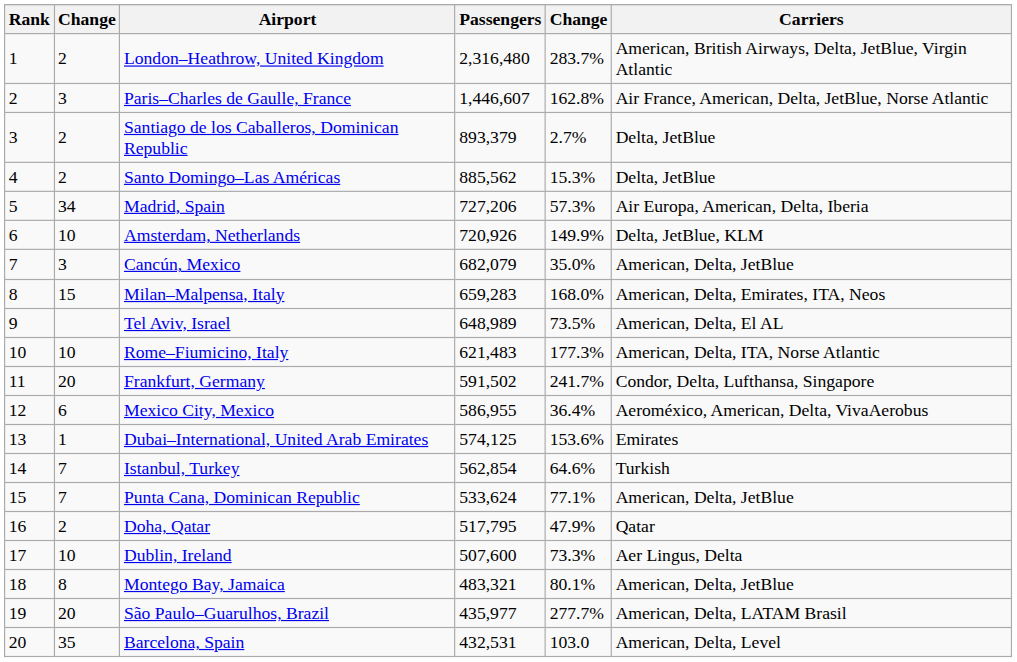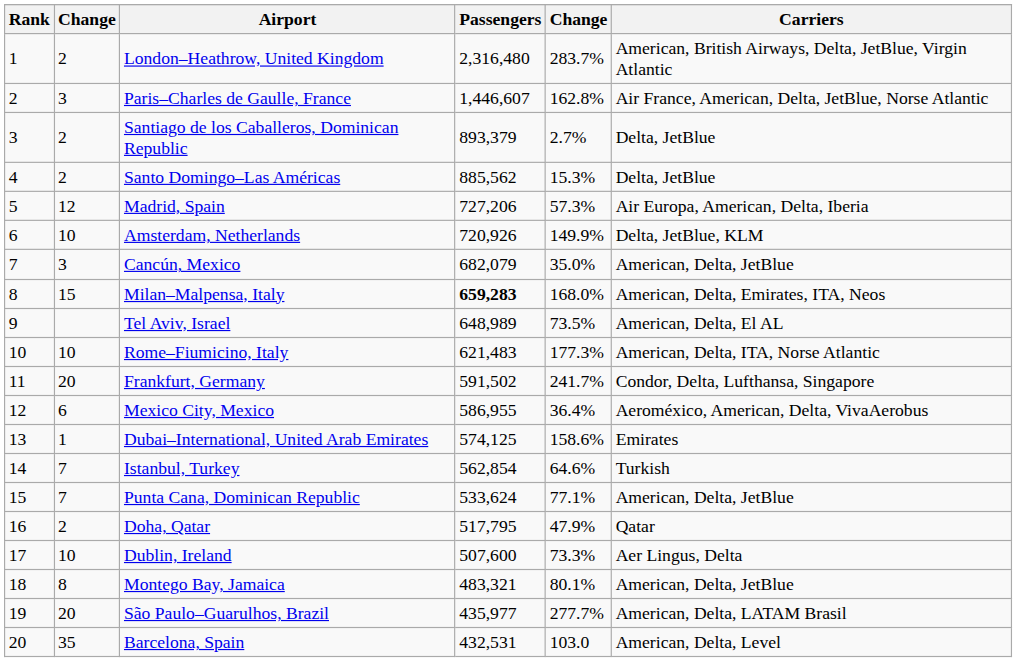(67, 206) 34 -> (67, 206) 12
(488, 293) normal -> (488, 293) bold
(577, 438) 153.6% -> (577, 438) 158.6%
